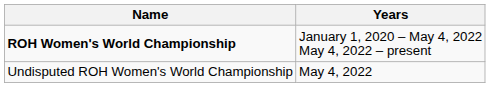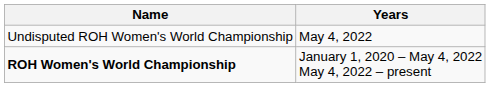rows swapped: (122, 43) <-> (150, 72)
